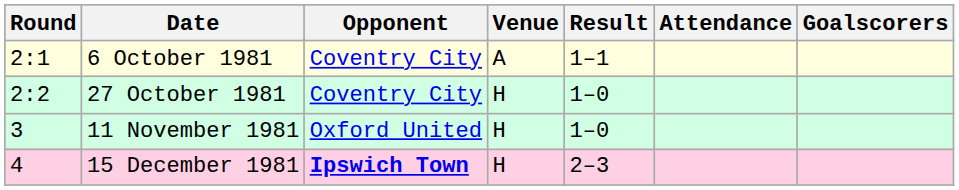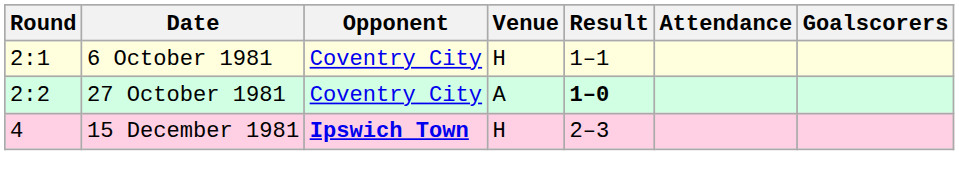(499, 59) A -> (499, 59) H
(499, 95) H -> (499, 95) A
(589, 95) normal -> (589, 95) bold
- row: (193, 131)
